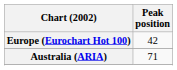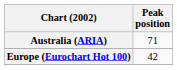rows swapped: (69, 56) <-> (69, 40)
